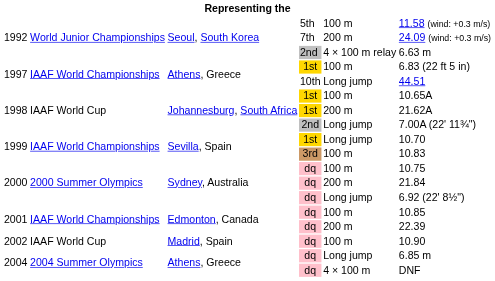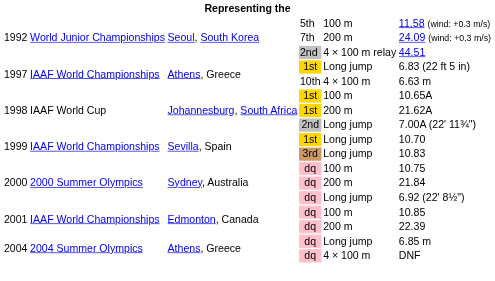(415, 52) 6.63 m -> (412, 52) 44.51
(338, 67) 100 m -> (348, 67) Long jump
(348, 81) Long jump -> (347, 81) 4 × 100 m
(412, 81) 44.51 -> (415, 81) 6.63 m
(338, 154) 100 m -> (348, 154) Long jump
- row: (16, 241)
